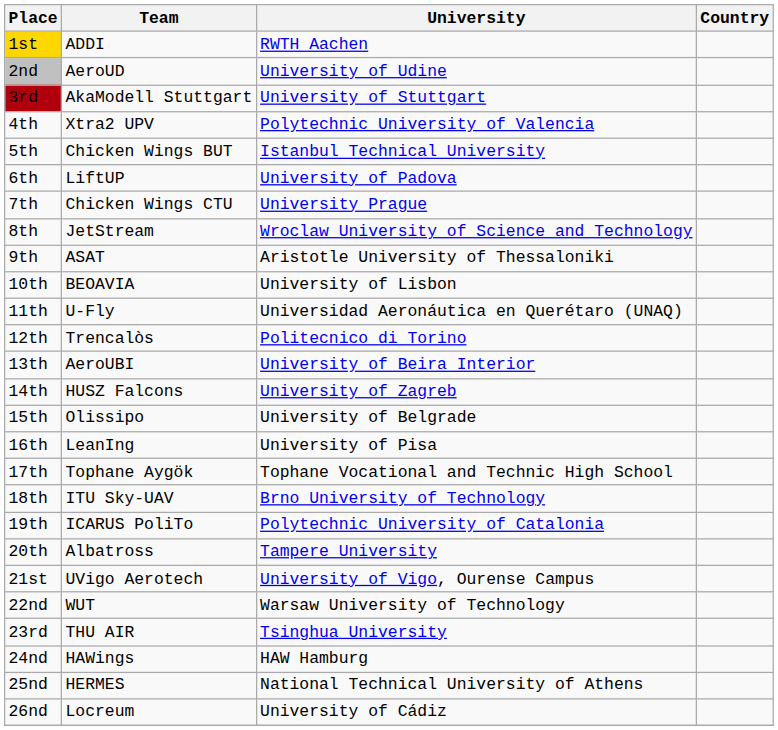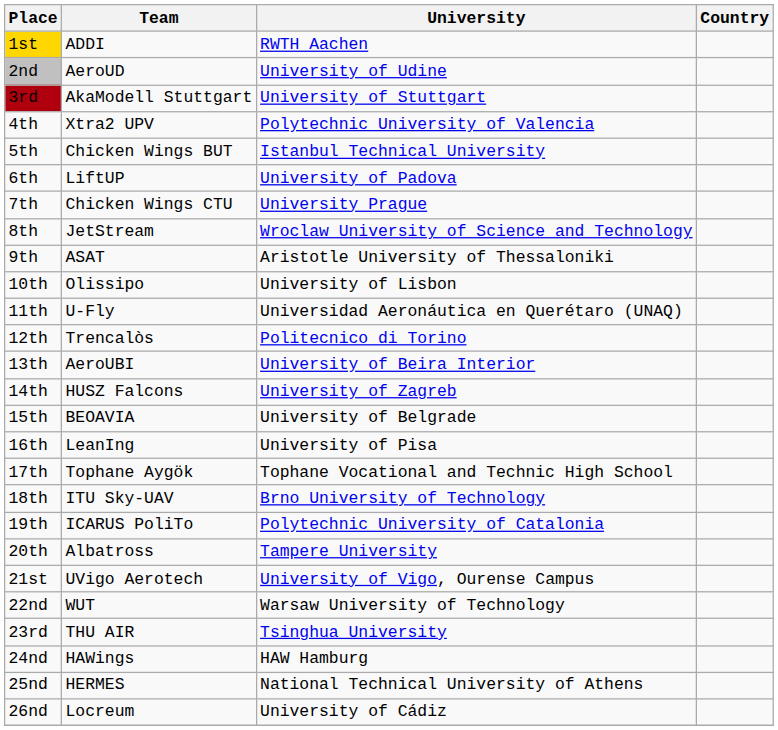(100, 285) BEOAVIA -> (105, 285) Olissipo
(105, 418) Olissipo -> (100, 418) BEOAVIA
